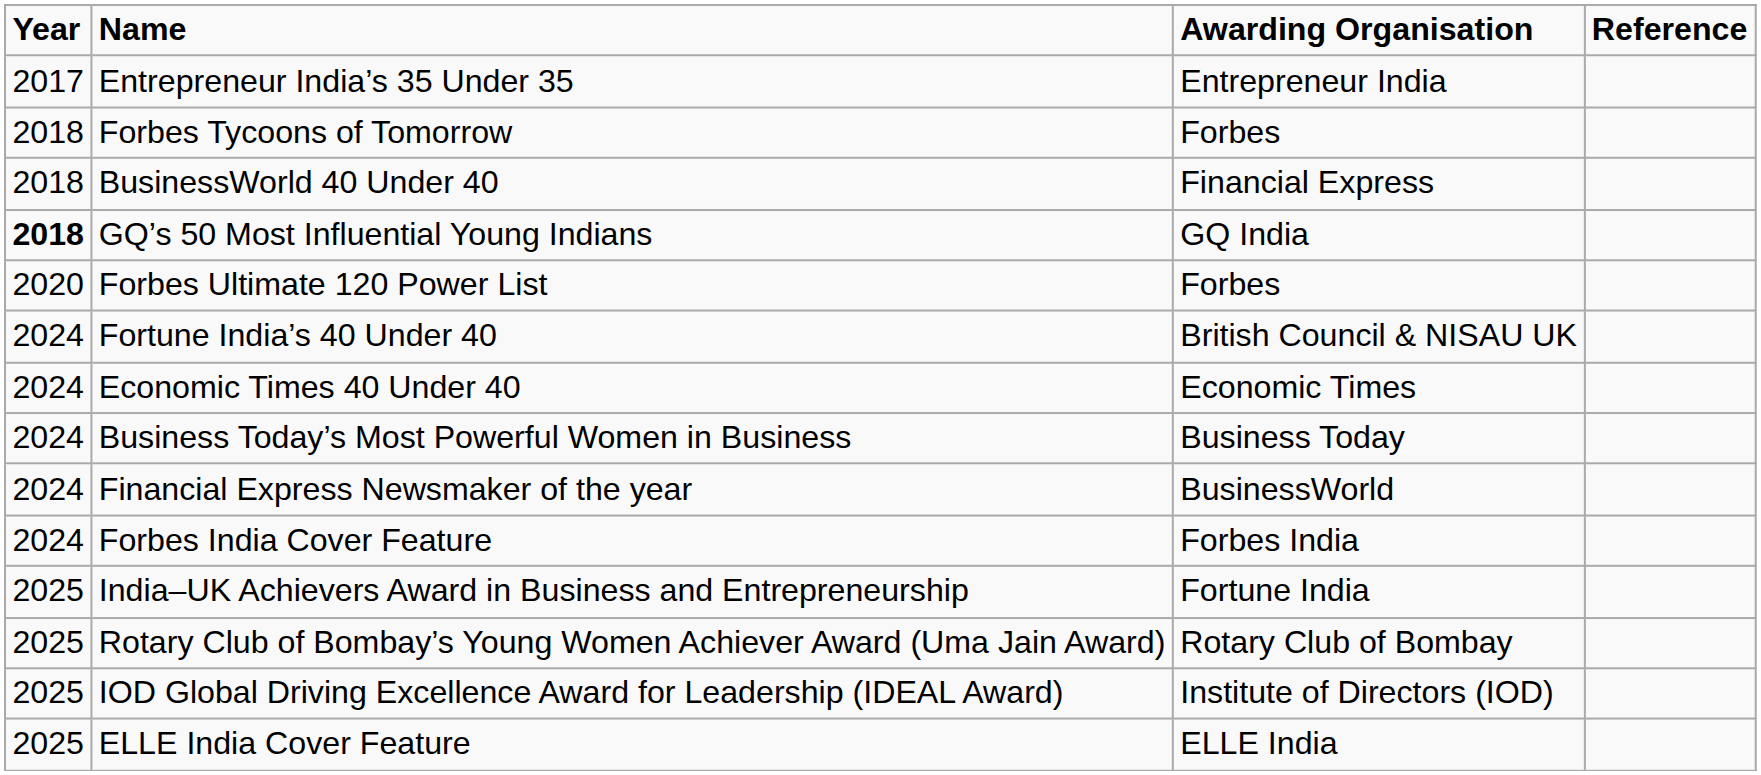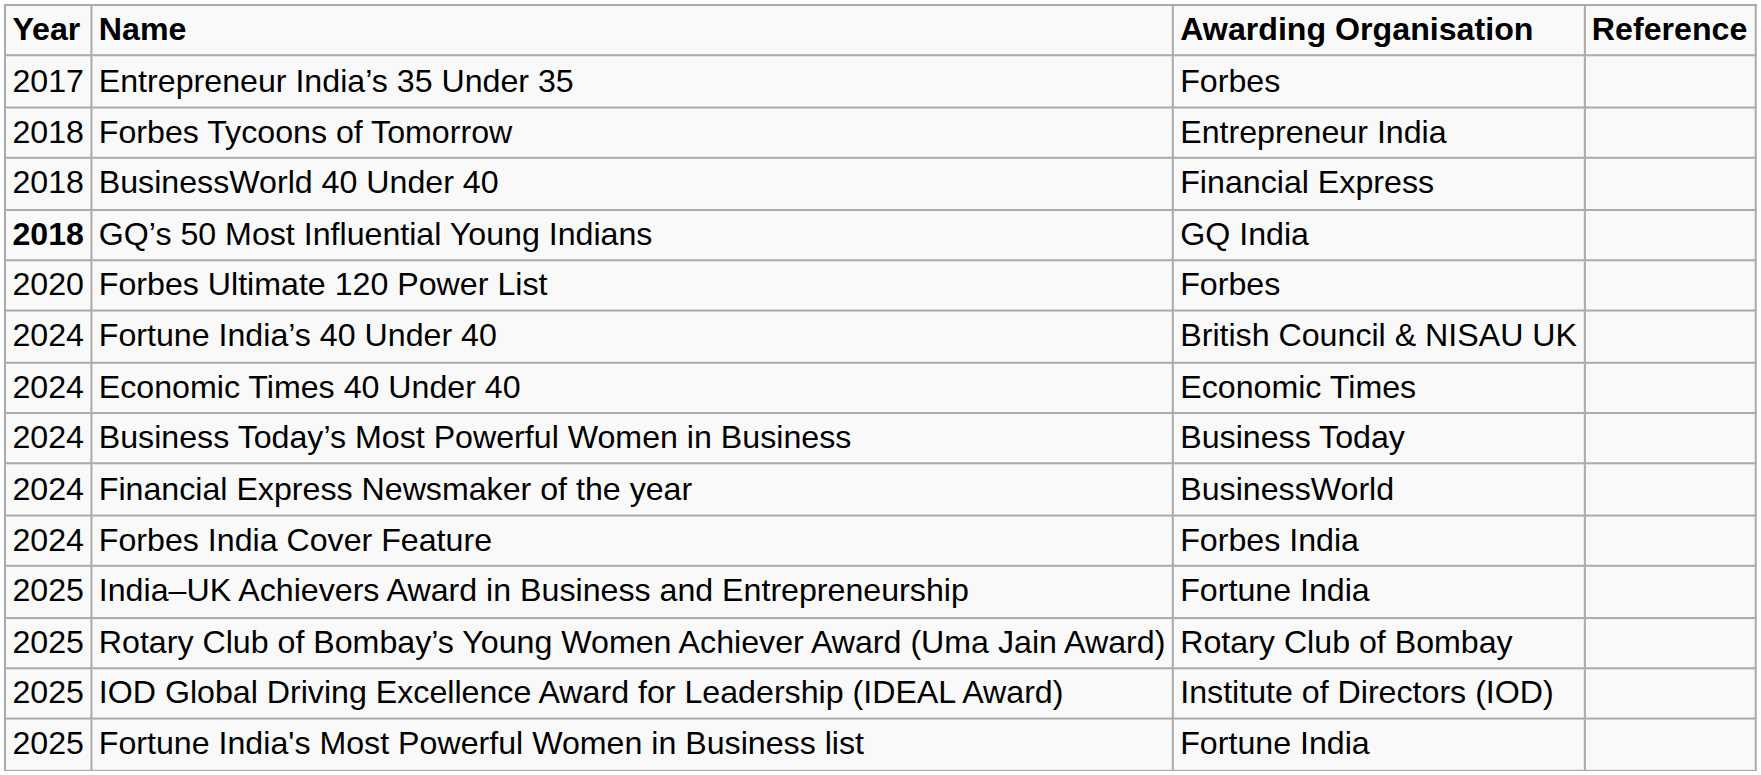(1313, 81) Entrepreneur India -> (1230, 81) Forbes
(1230, 132) Forbes -> (1313, 132) Entrepreneur India
+ row: (481, 744)
- row: (285, 744)
